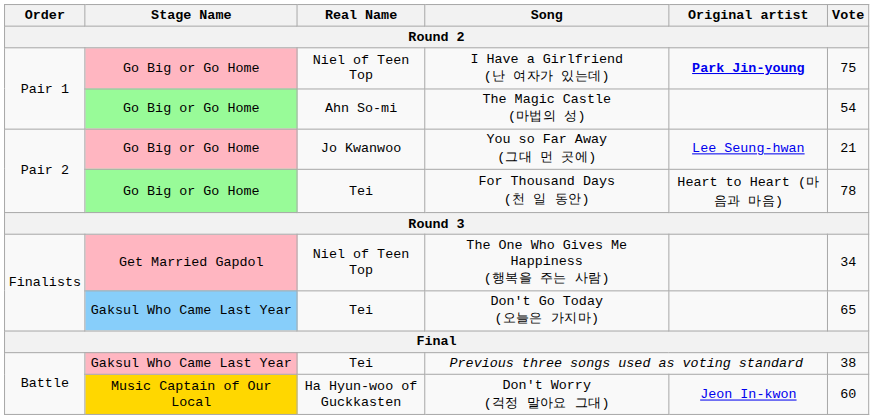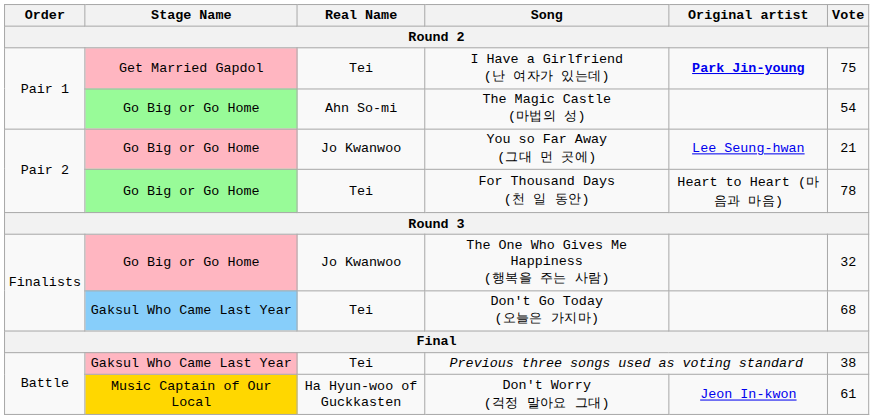(191, 68) Go Big or Go Home -> (191, 68) Get Married Gapdol
(361, 68) Niel of Teen Top -> (361, 68) Tei
(191, 262) Get Married Gapdol -> (191, 262) Go Big or Go Home
(361, 262) Niel of Teen Top -> (361, 262) Jo Kwanwoo
(848, 262) 34 -> (848, 262) 32
(848, 311) 65 -> (848, 311) 68
(848, 395) 60 -> (848, 395) 61
